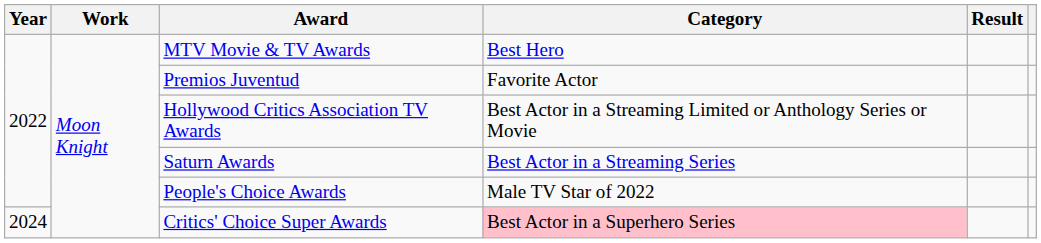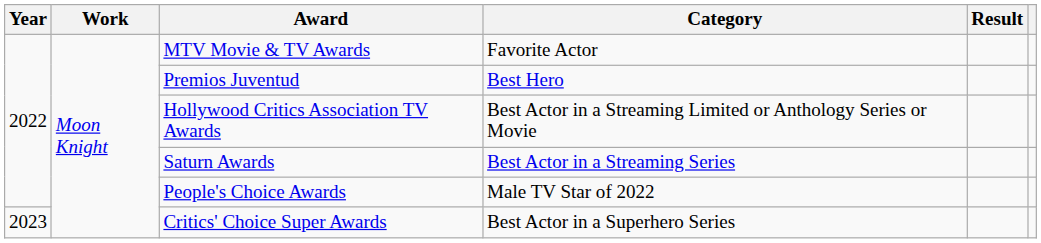(525, 49) Best Hero -> (542, 49) Favorite Actor
(542, 79) Favorite Actor -> (525, 79) Best Hero
(28, 222) 2024 -> (28, 222) 2023
(611, 222) pink background -> (611, 222) no background
